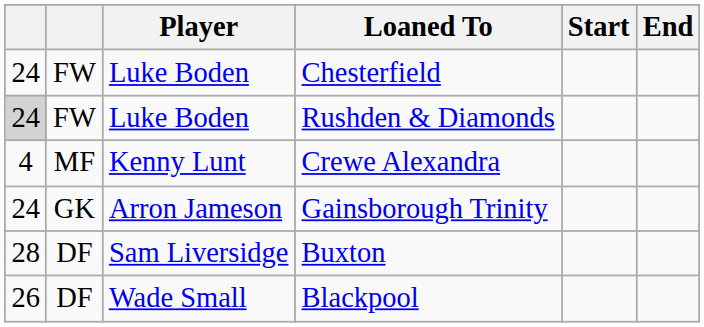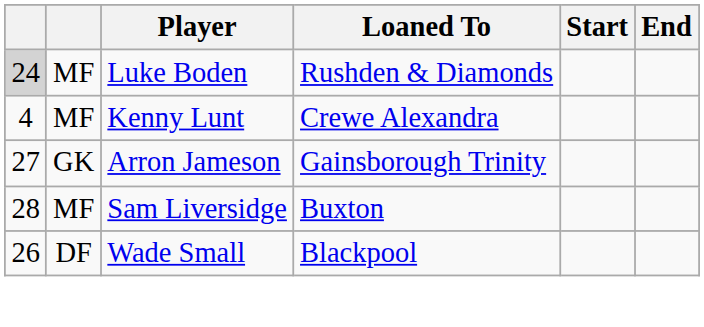- row: (371, 72)
(74, 117) FW -> (74, 72) MF
(26, 207) 24 -> (26, 162) 27
(74, 252) DF -> (74, 207) MF
